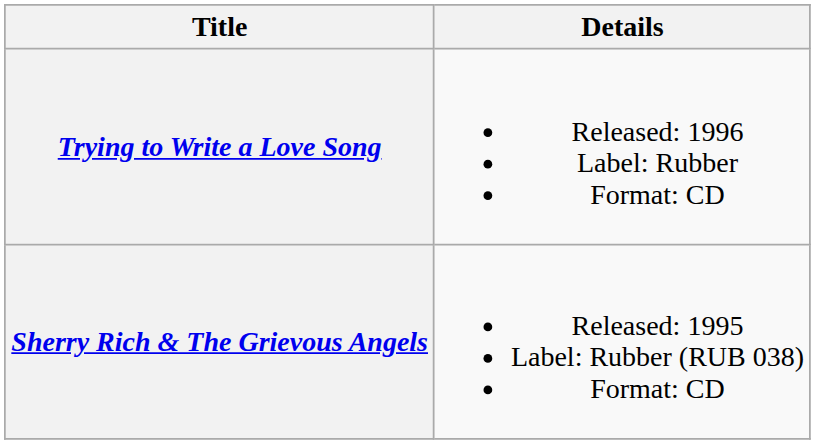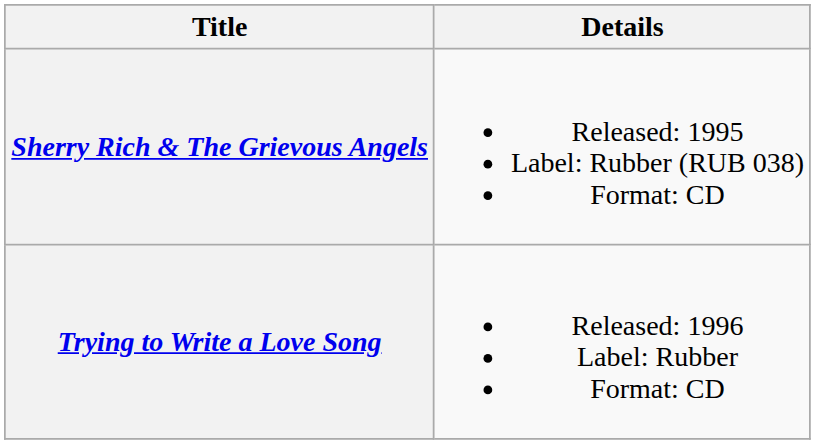rows swapped: (220, 341) <-> (220, 146)
